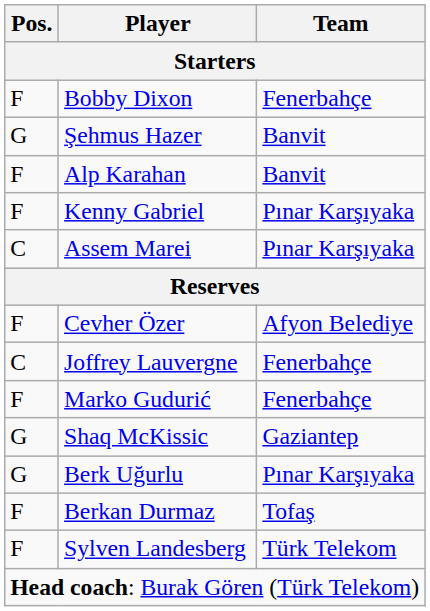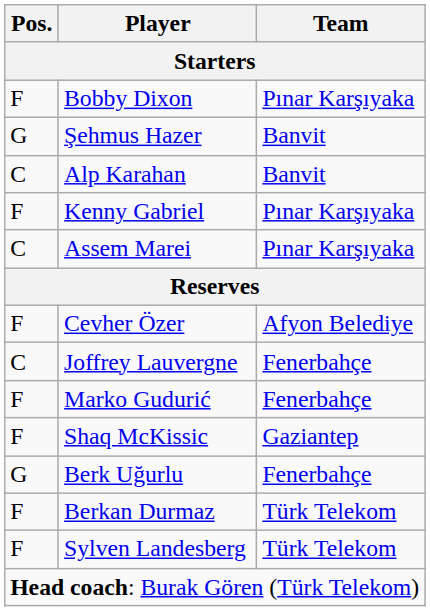(317, 98) Fenerbahçe -> (338, 98) Pınar Karşıyaka
(17, 173) F -> (18, 173) C
(19, 436) G -> (17, 436) F
(338, 473) Pınar Karşıyaka -> (317, 473) Fenerbahçe
(289, 511) Tofaş -> (329, 511) Türk Telekom
